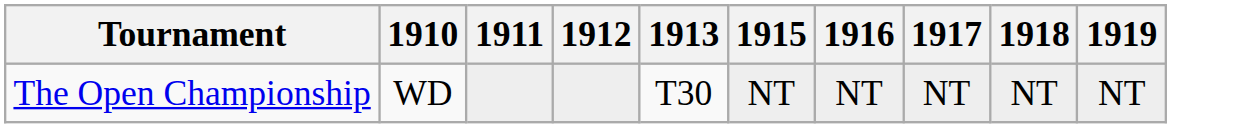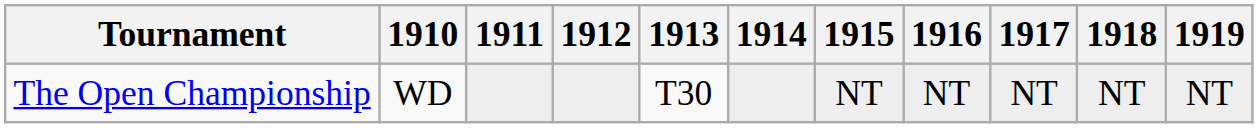+ column: (771, 34)
